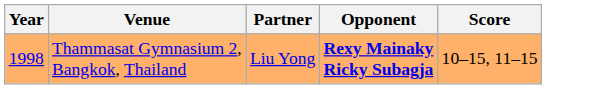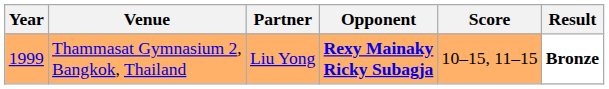+ column: (572, 19)
(26, 58) 1998 -> (26, 58) 1999
